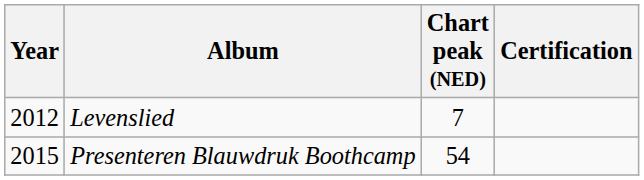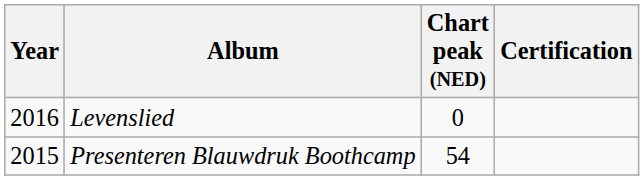(35, 117) 2012 -> (35, 117) 2016
(458, 117) 7 -> (458, 117) 0
